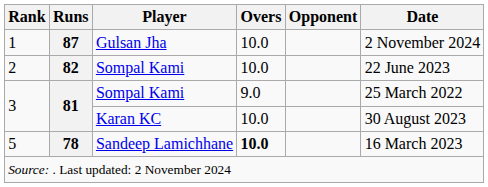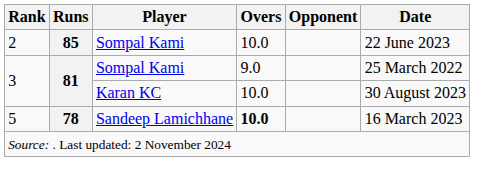- row: (12, 42)
(71, 67) 82 -> (71, 42) 85
